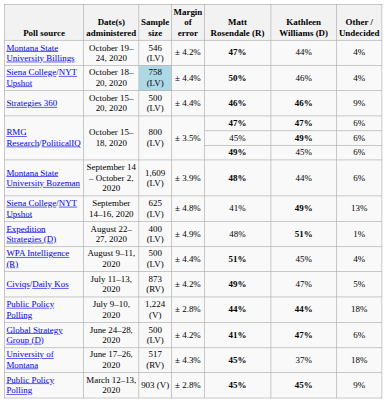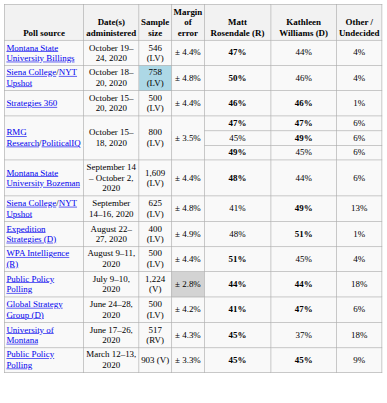(188, 53) ± 4.2% -> (188, 53) ± 4.4%
(188, 78) ± 4.4% -> (188, 78) ± 4.8%
(359, 103) 9% -> (359, 103) 1%
(188, 178) ± 3.9% -> (188, 178) ± 4.4%
- row: (38, 284)
(188, 310) no background -> (188, 284) lightgrey background
(188, 385) ± 2.8% -> (188, 360) ± 3.3%
